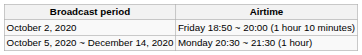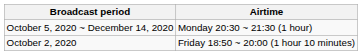rows swapped: (42, 27) <-> (90, 43)
